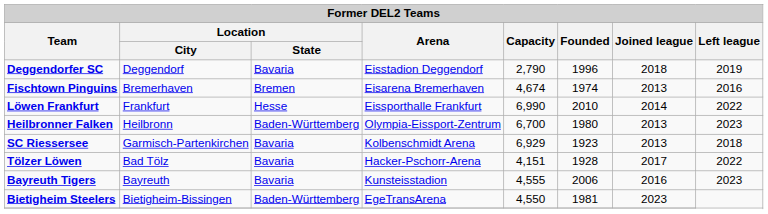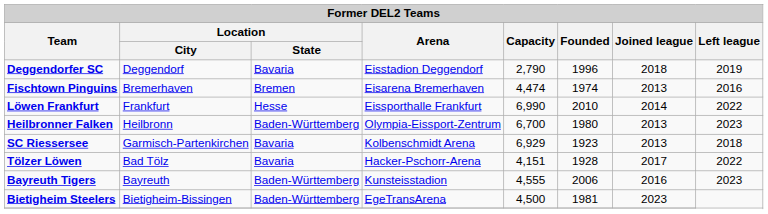(531, 87) 4,674 -> (531, 87) 4,474
(274, 180) Bavaria -> (307, 180) Baden-Württemberg
(531, 198) 4,550 -> (531, 198) 4,500
